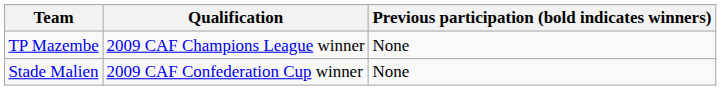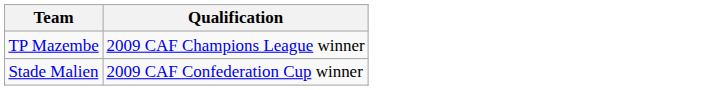- column: (542, 17)
